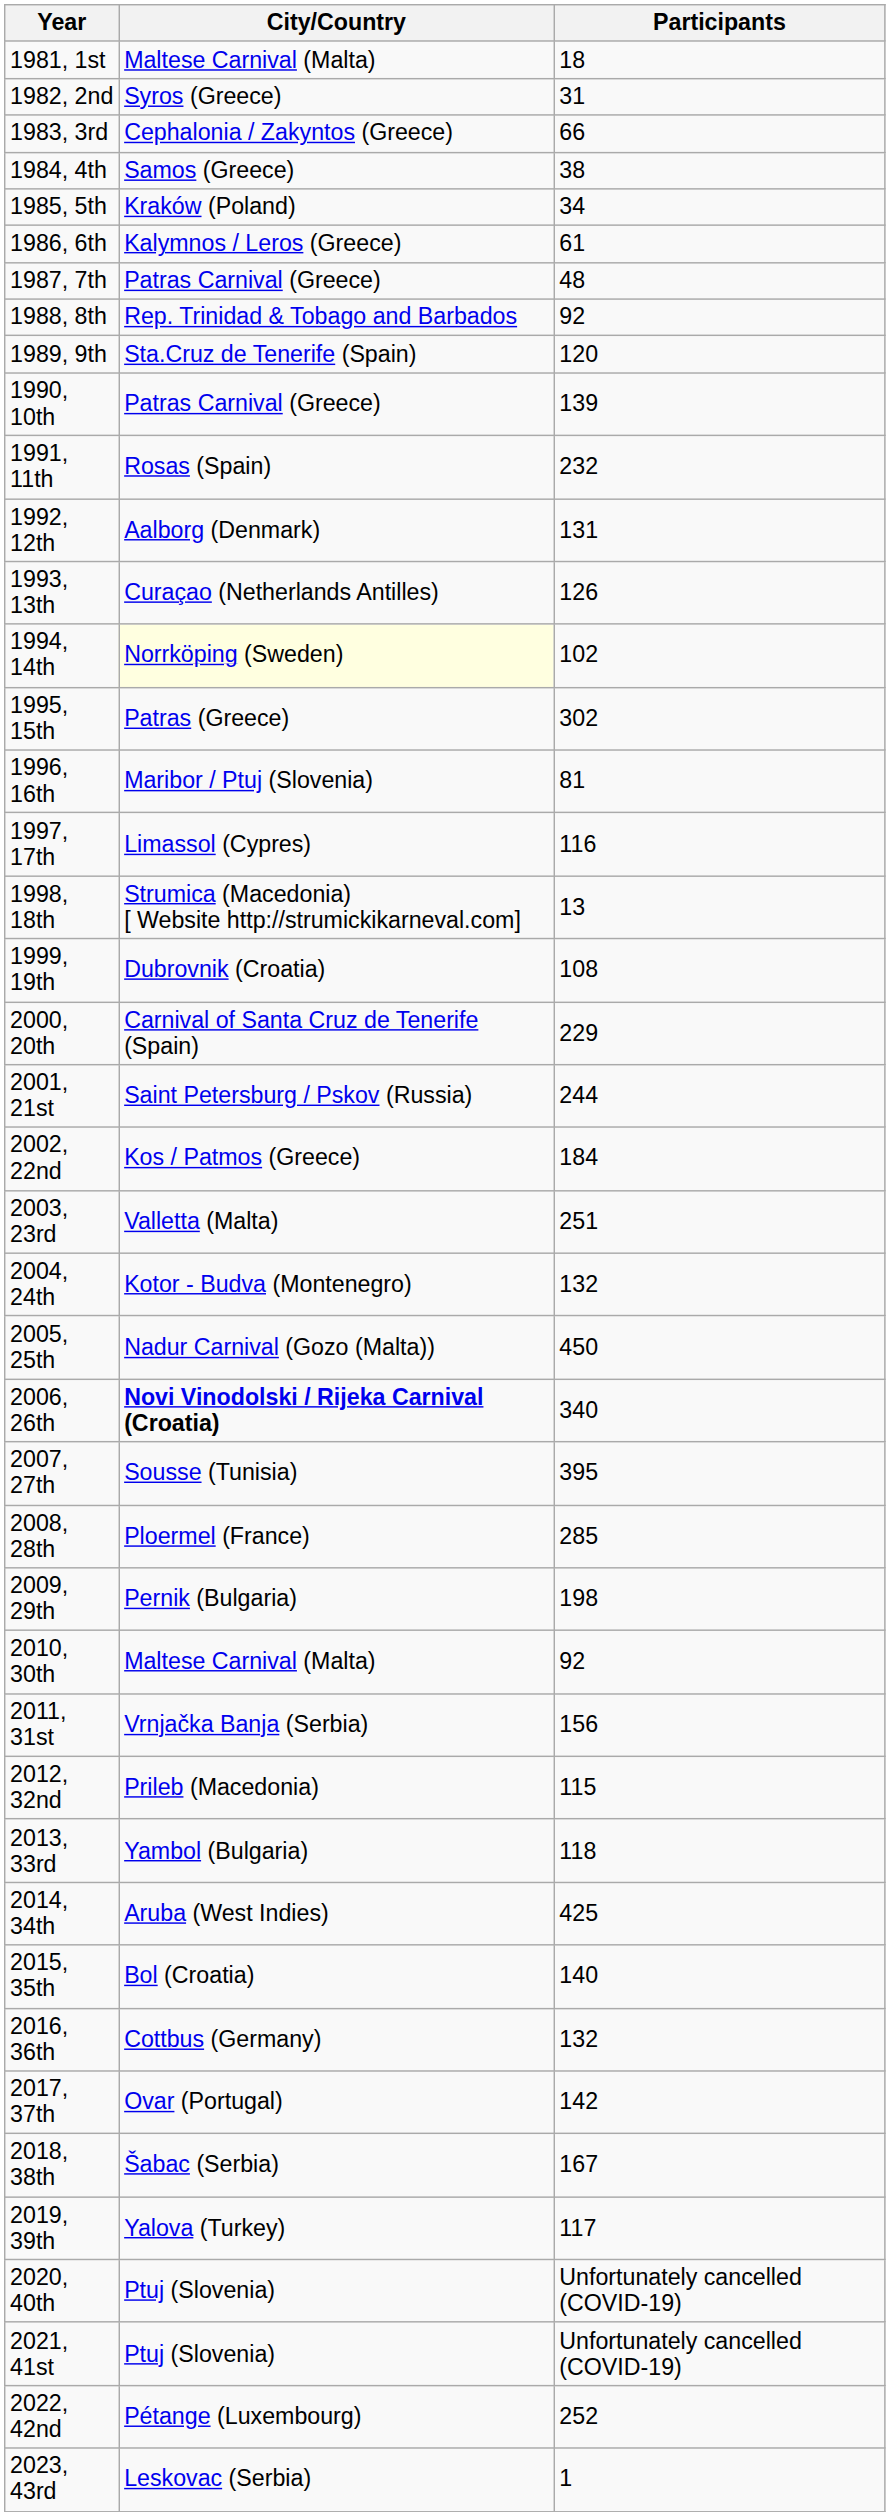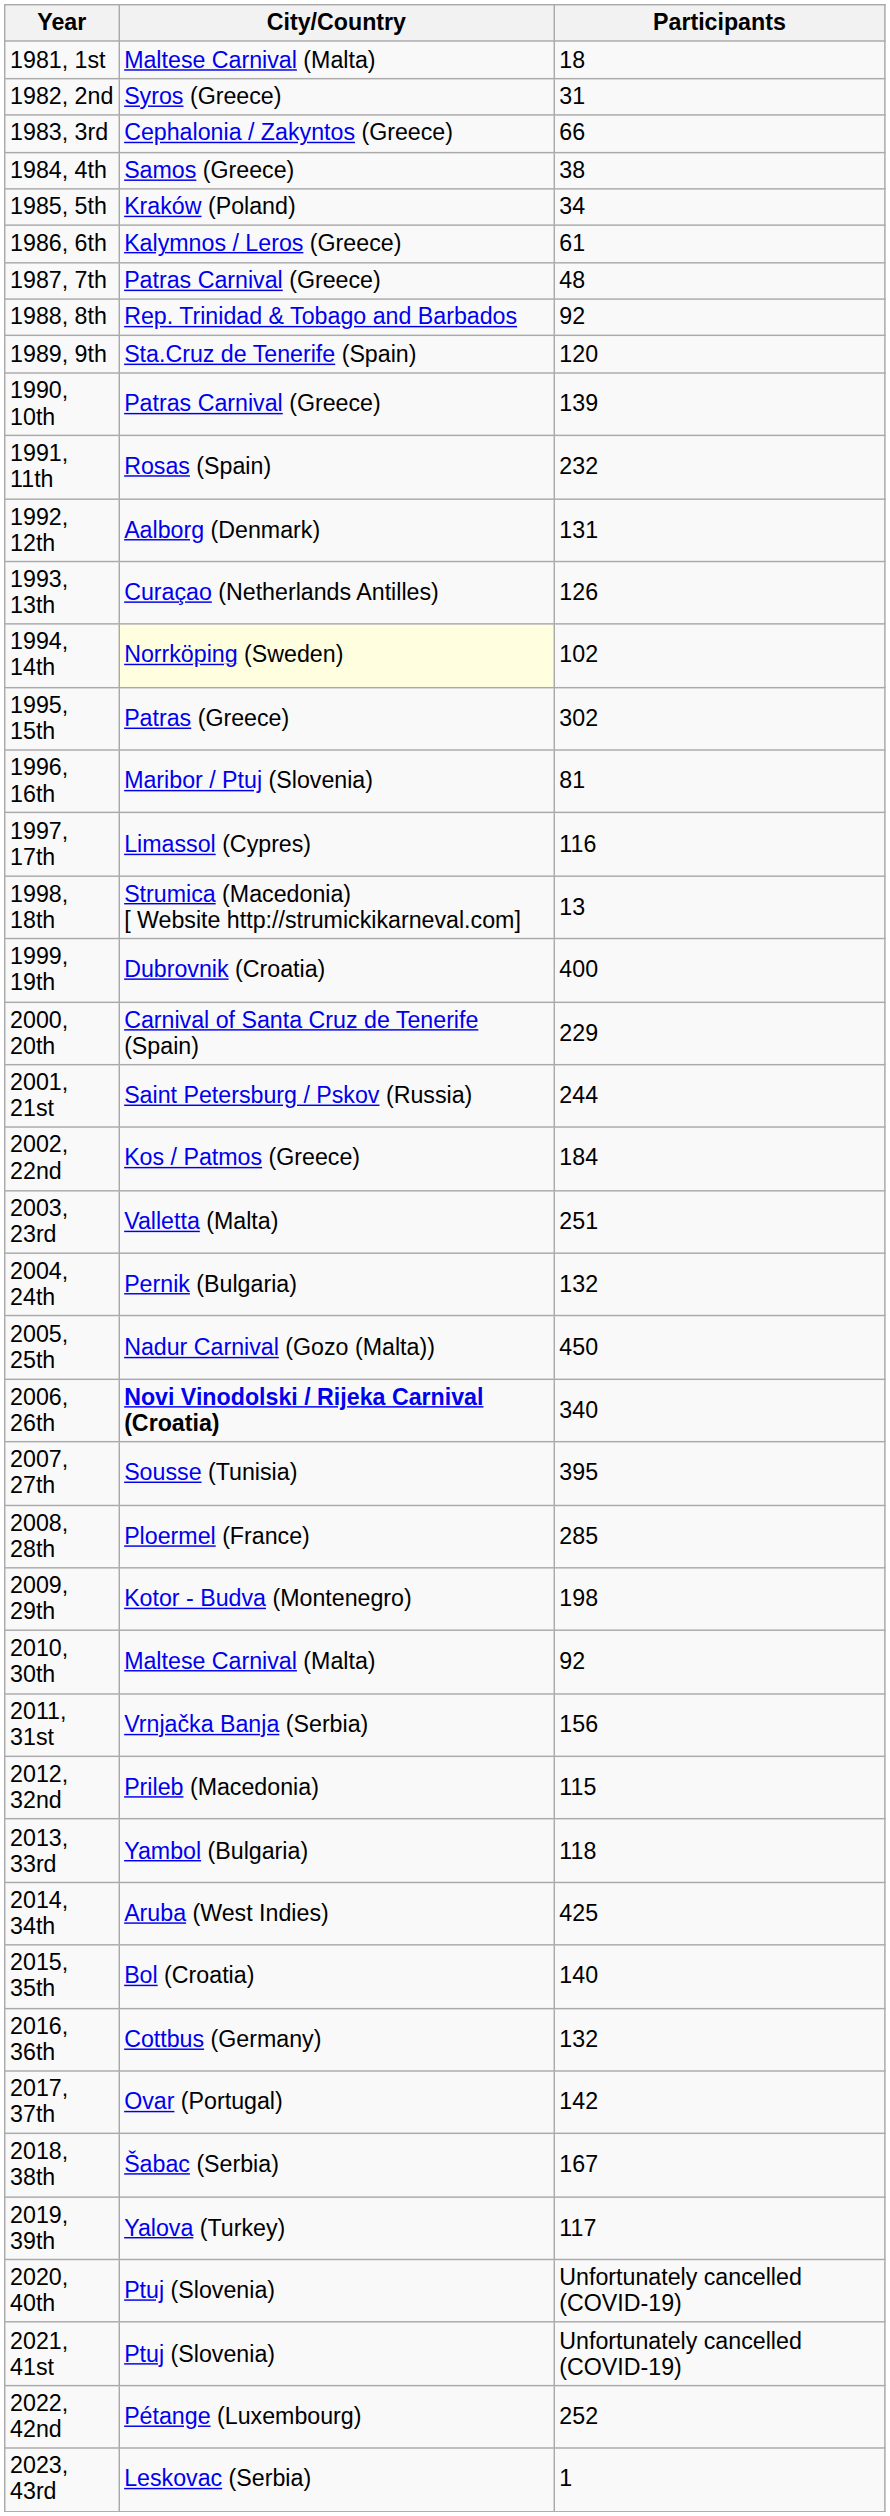(579, 969) 108 -> (579, 969) 400
(268, 1284) Kotor - Budva (Montenegro) -> (211, 1284) Pernik (Bulgaria)
(211, 1598) Pernik (Bulgaria) -> (268, 1598) Kotor - Budva (Montenegro)
